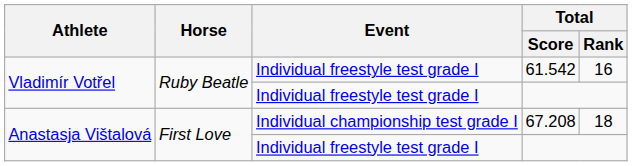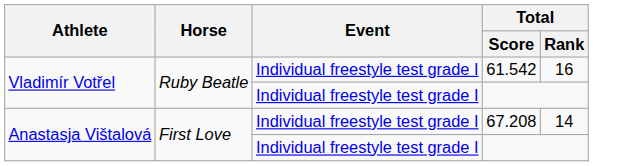(387, 122) Individual championship test grade I -> (367, 122) Individual freestyle test grade I
(603, 122) 18 -> (564, 122) 14
